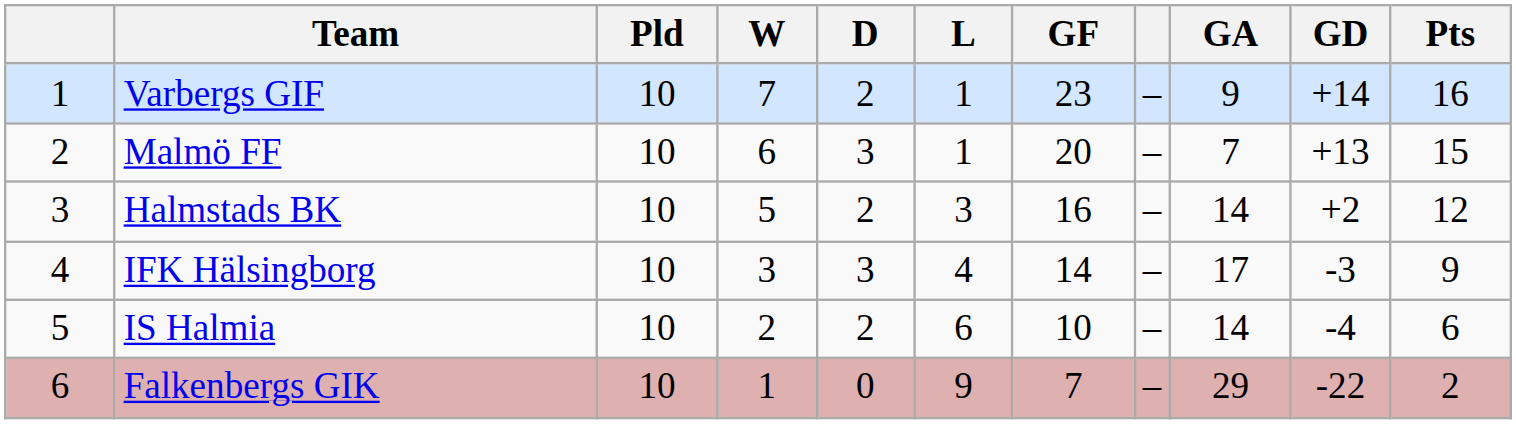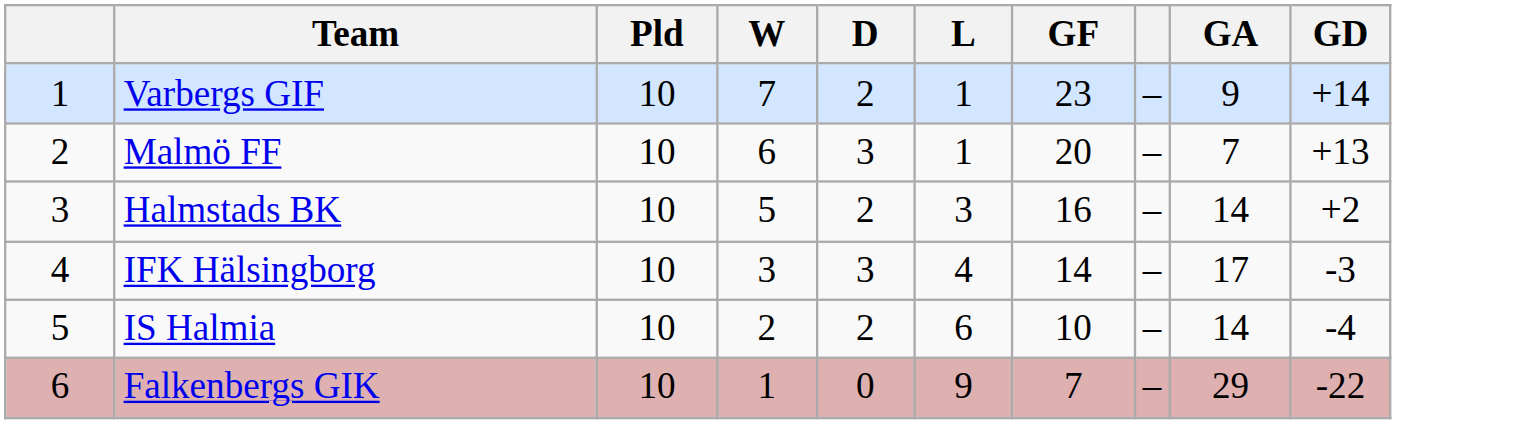- column: (1450, 33)
